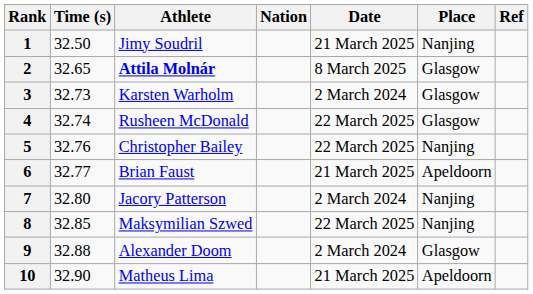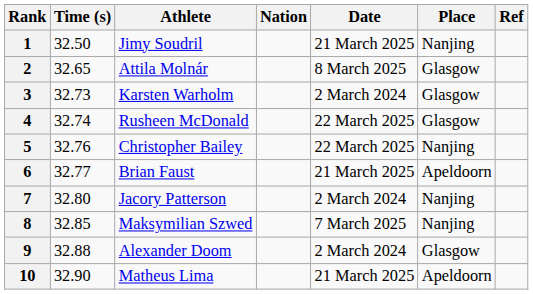(167, 69) bold -> (163, 69) normal
(364, 224) 22 March 2025 -> (360, 224) 7 March 2025
